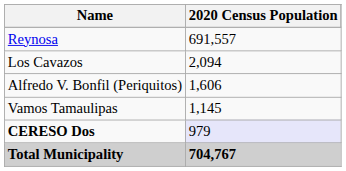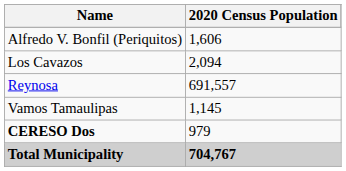rows swapped: (33, 39) <-> (95, 85)
(200, 131) lavender background -> (200, 131) no background
